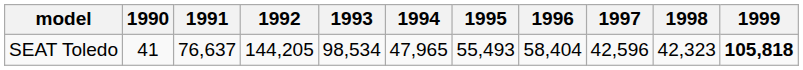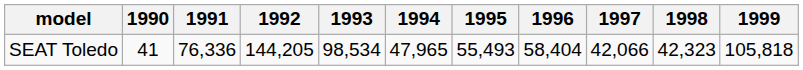(207, 49) 76,637 -> (207, 49) 76,336
(620, 49) 42,596 -> (620, 49) 42,066
(759, 49) bold -> (759, 49) normal
